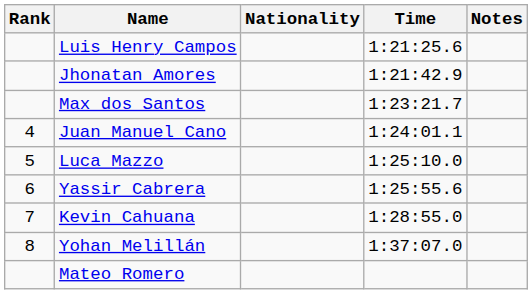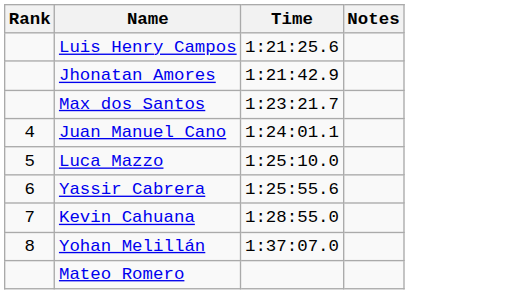- column: (302, 19)
